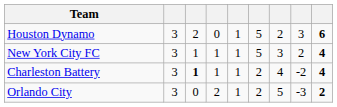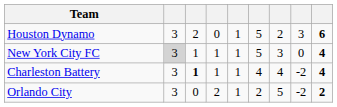(175, 53) no background -> (175, 53) lightgrey background
(301, 53) 2 -> (301, 53) 0
(259, 72) 2 -> (259, 72) 4
(301, 92) -3 -> (301, 92) -2
